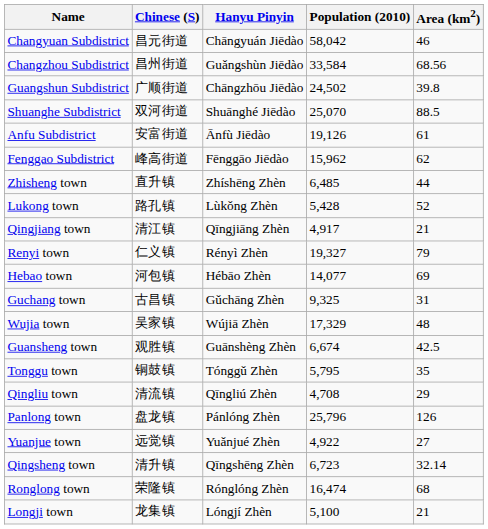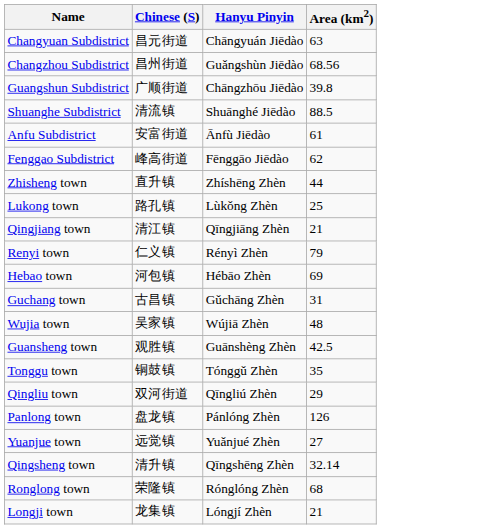- column: (360, 16)
(423, 40) 46 -> (316, 40) 63
(162, 111) 双河街道 -> (155, 111) 清流镇
(423, 205) 52 -> (316, 205) 25
(155, 393) 清流镇 -> (162, 393) 双河街道
